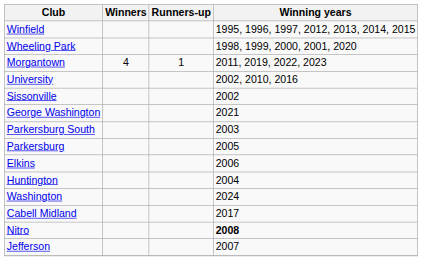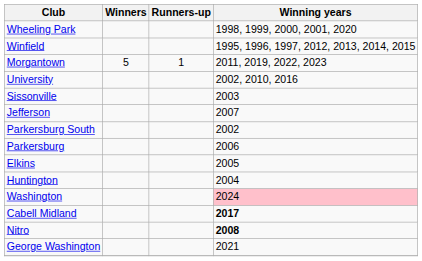rows swapped: (26, 29) <-> (41, 46)
(126, 63) 4 -> (126, 63) 5
(227, 96) 2002 -> (227, 96) 2003
rows swapped: (54, 113) <-> (28, 247)
(227, 130) 2003 -> (227, 130) 2002
(227, 146) 2005 -> (227, 146) 2006
(227, 163) 2006 -> (227, 163) 2005
(227, 197) no background -> (227, 197) pink background
(227, 213) normal -> (227, 213) bold
